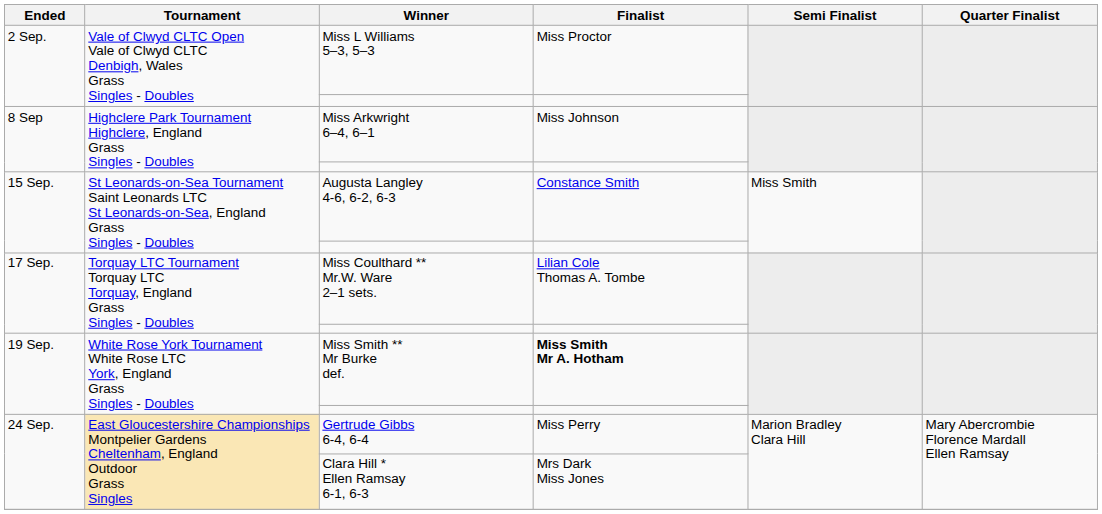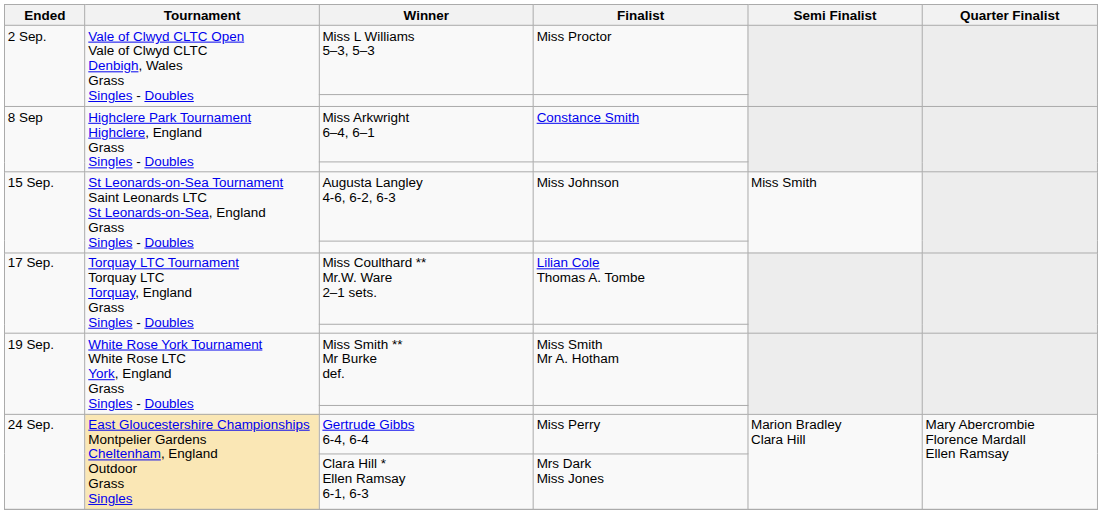(578, 117) Miss Johnson -> (588, 117) Constance Smith
(588, 182) Constance Smith -> (578, 182) Miss Johnson
(580, 351) bold -> (578, 351) normal
